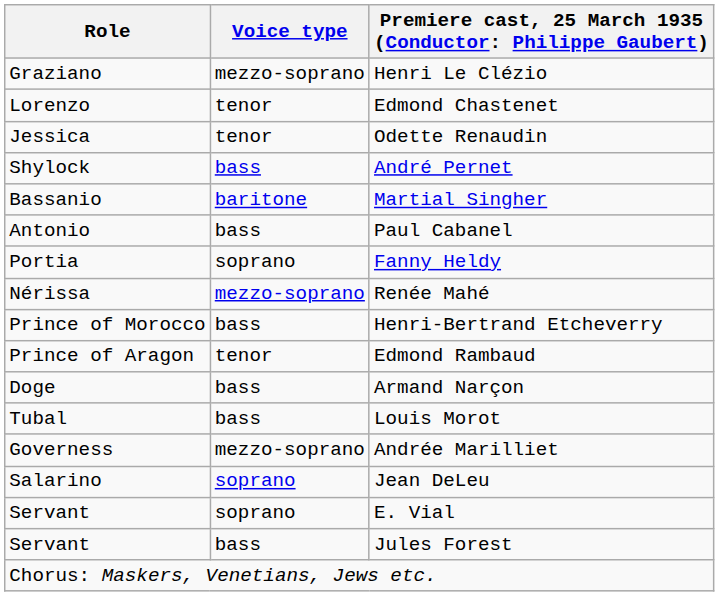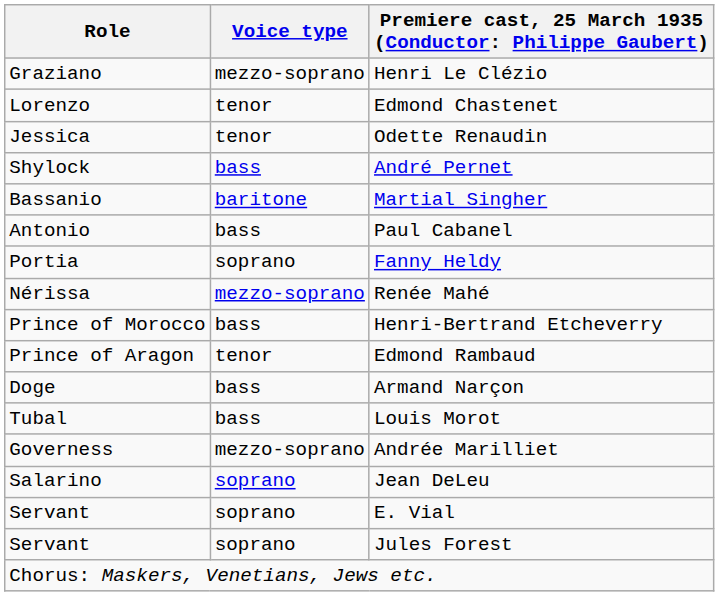(238, 544) bass -> (255, 544) soprano
